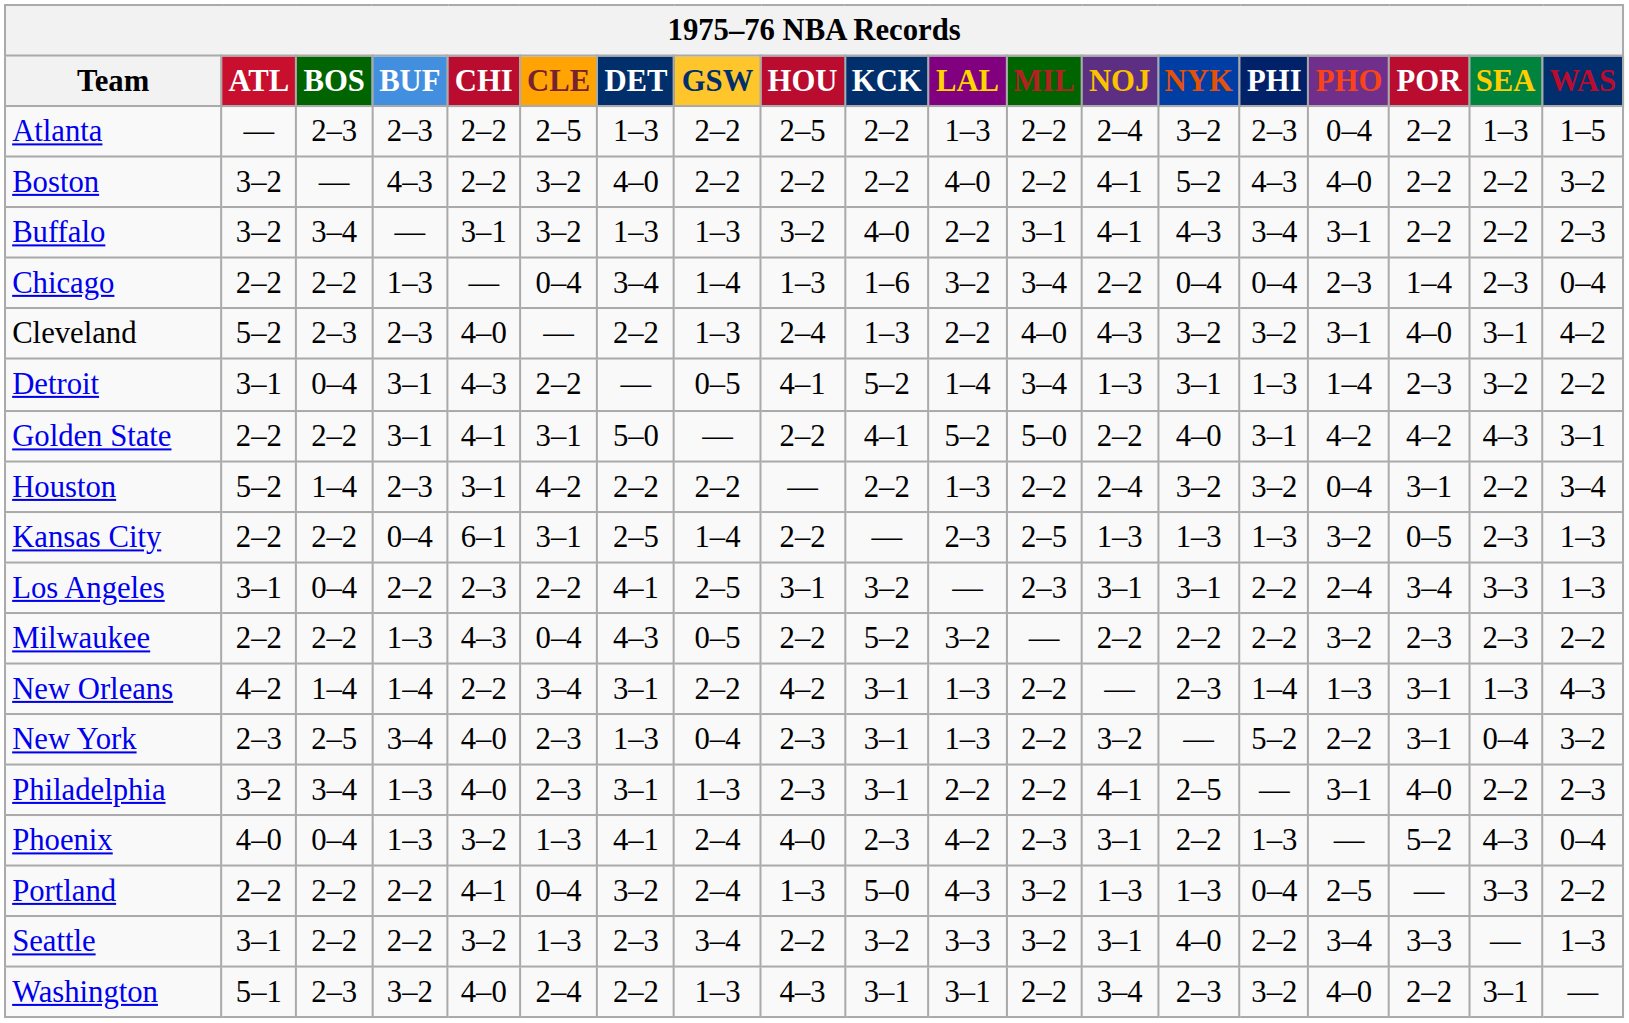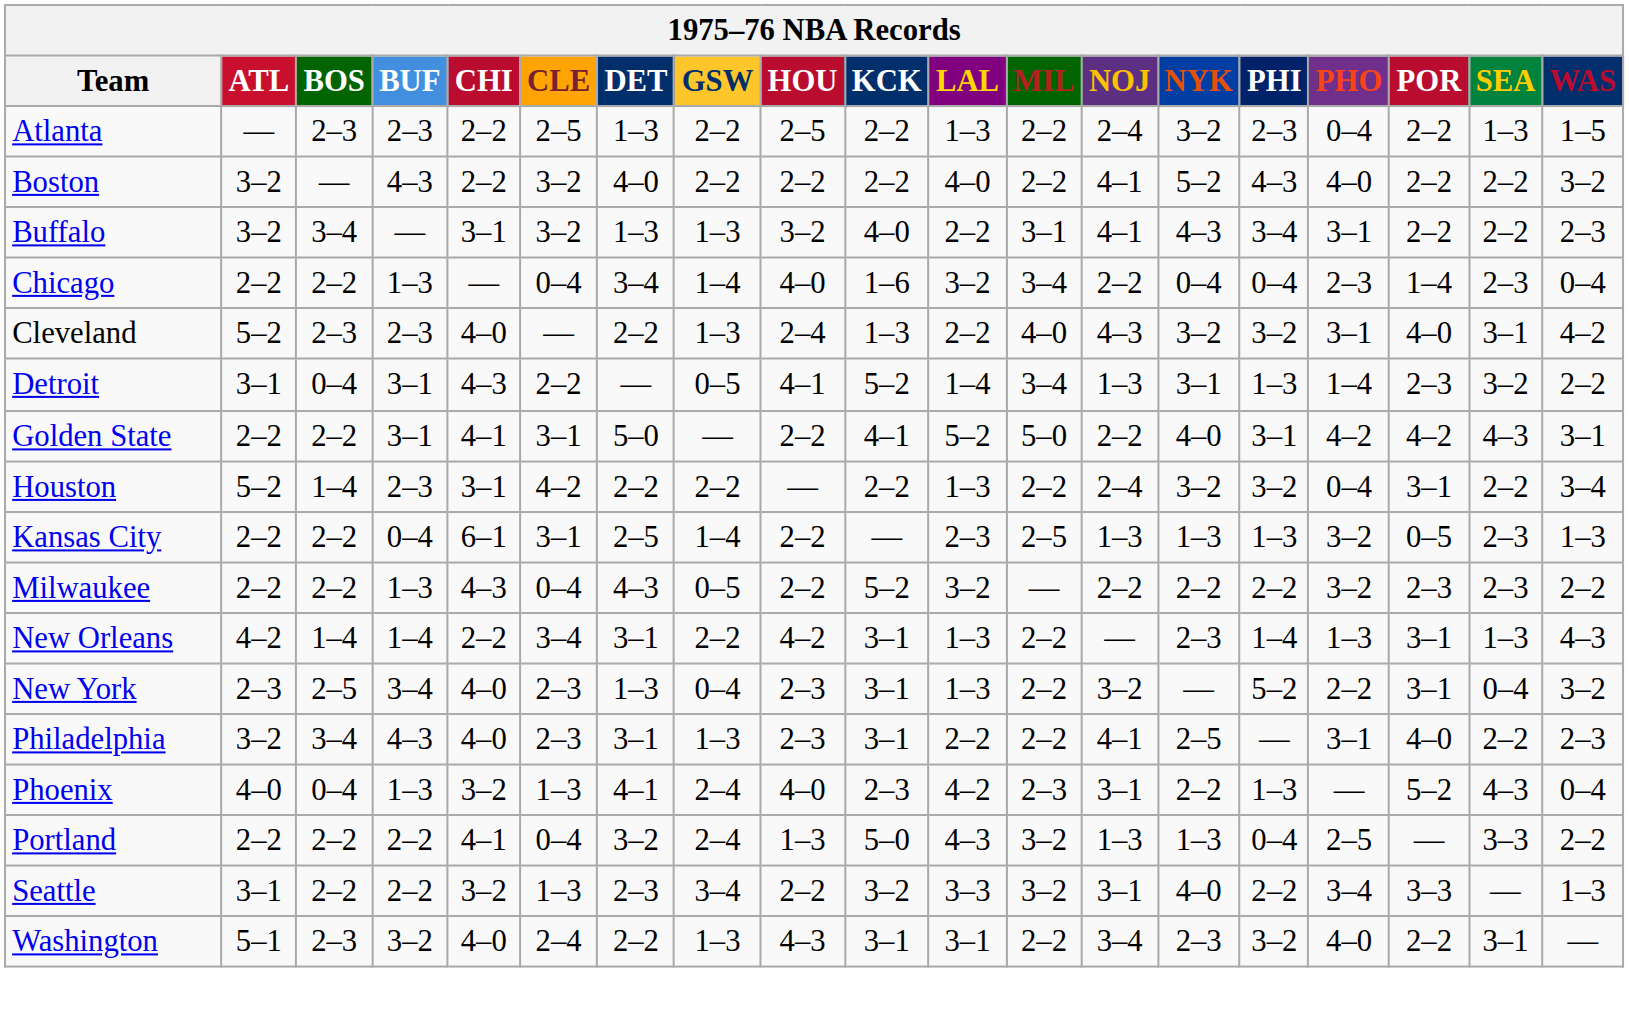(803, 283) 1–3 -> (803, 283) 4–0
- row: (88, 586)
(410, 789) 1–3 -> (410, 738) 4–3
